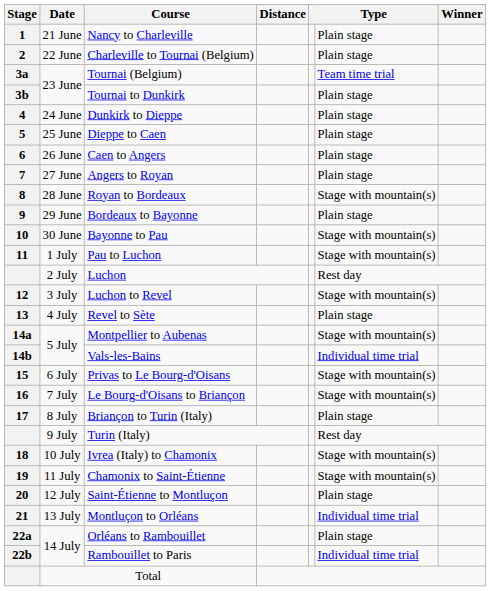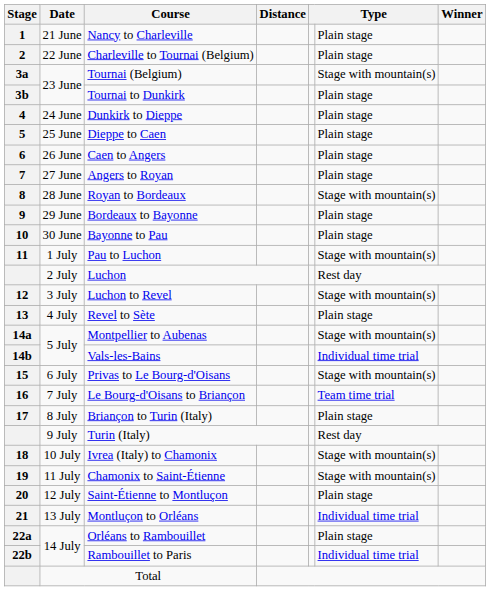(356, 74) Team time trial -> (377, 74) Stage with mountain(s)
(377, 235) Stage with mountain(s) -> (345, 235) Plain stage
(377, 395) Stage with mountain(s) -> (356, 395) Team time trial
